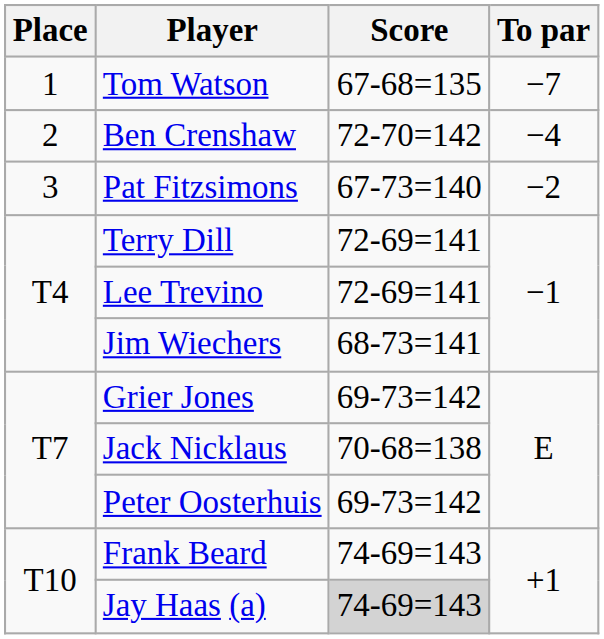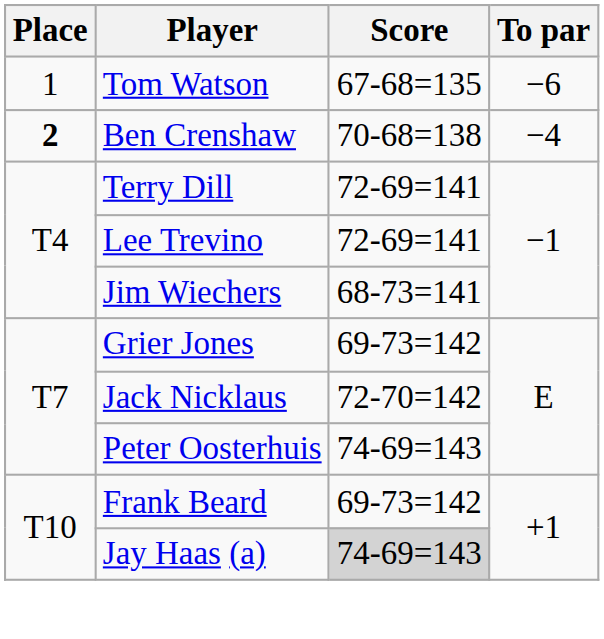(543, 82) −7 -> (543, 82) −6
(50, 135) normal -> (50, 135) bold
(409, 135) 72-70=142 -> (409, 135) 70-68=138
- row: (200, 187)
(409, 448) 70-68=138 -> (409, 396) 72-70=142
(409, 501) 69-73=142 -> (409, 448) 74-69=143
(409, 553) 74-69=143 -> (409, 501) 69-73=142
